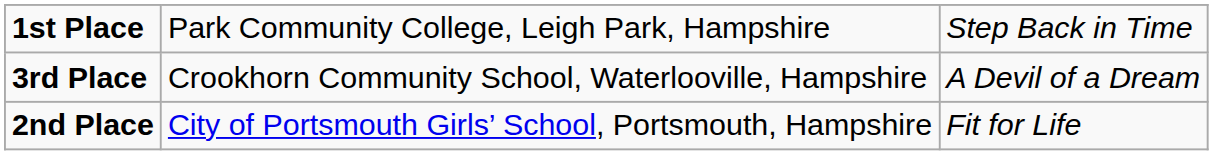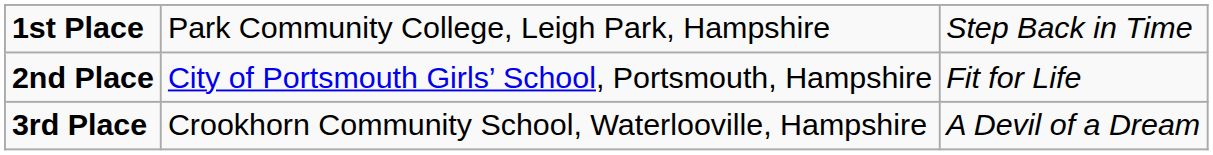rows swapped: (83, 125) <-> (80, 76)
